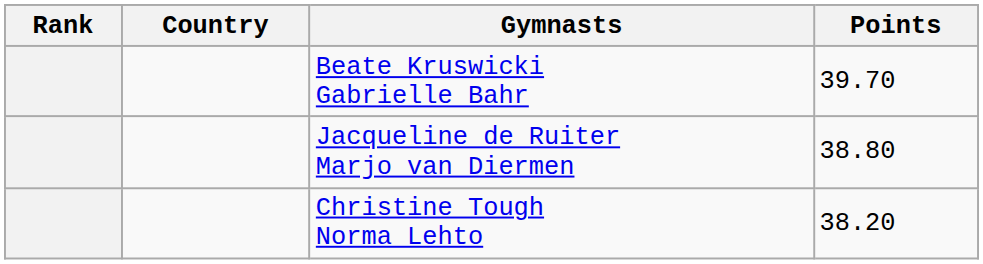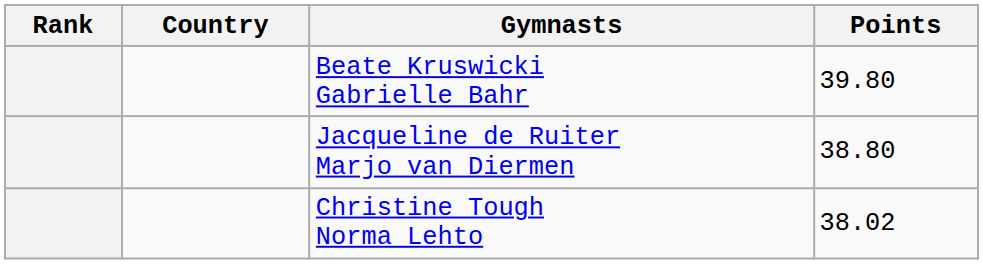(858, 82) 39.70 -> (858, 82) 39.80
(858, 223) 38.20 -> (858, 223) 38.02
